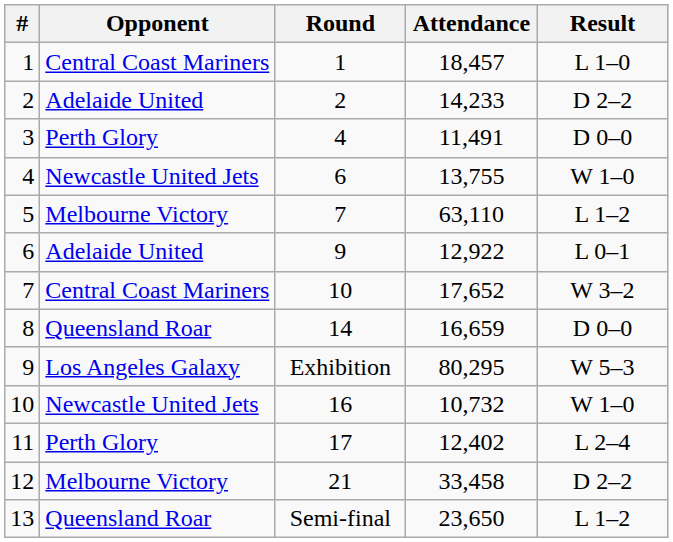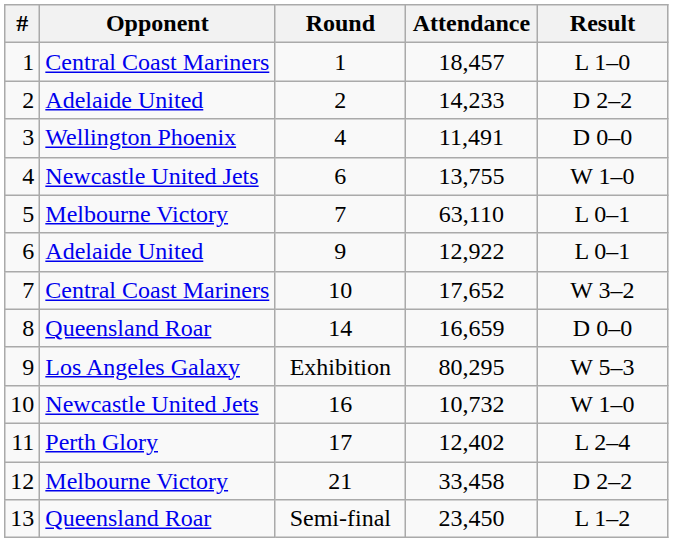(102, 137) Perth Glory -> (141, 137) Wellington Phoenix
(602, 213) L 1–2 -> (602, 213) L 0–1
(471, 518) 23,650 -> (471, 518) 23,450
